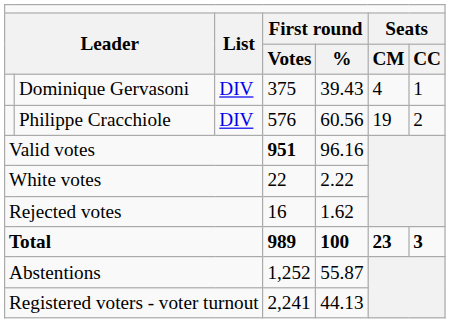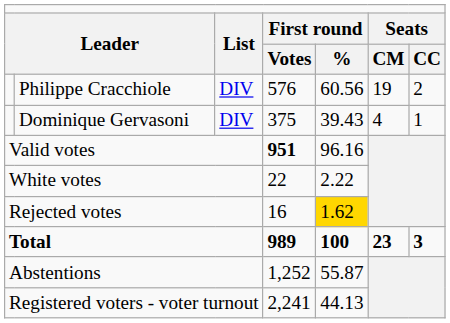rows swapped: (95, 119) <-> (104, 89)
(337, 211) no background -> (337, 211) gold background
